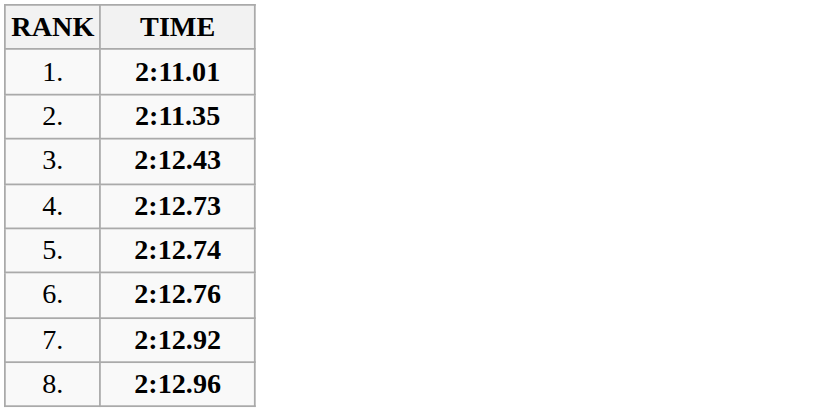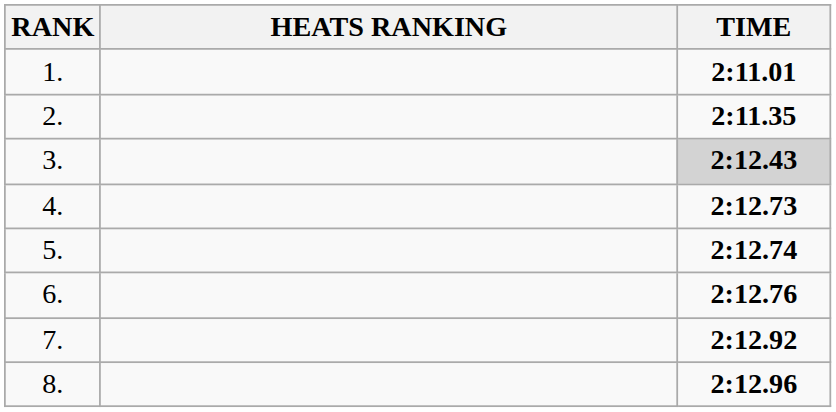+ column: (389, 26)
(178, 160) no background -> (754, 160) lightgrey background
